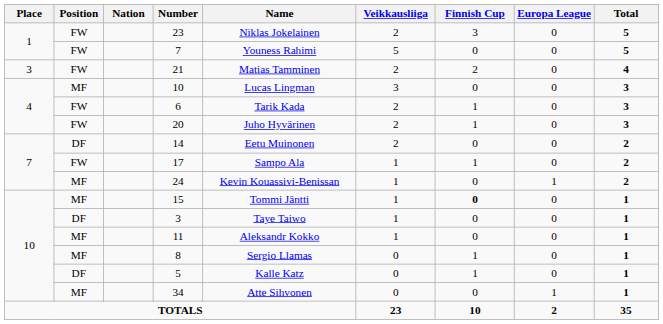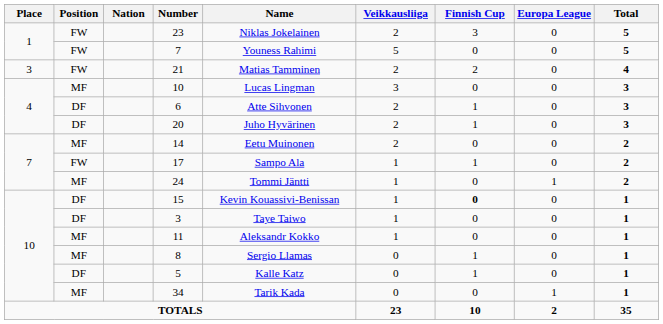(79, 106) FW -> (79, 106) DF
(279, 106) Tarik Kada -> (279, 106) Atte Sihvonen
(79, 125) FW -> (79, 125) DF
(79, 143) DF -> (79, 143) MF
(279, 180) Kevin Kouassivi-Benissan -> (279, 180) Tommi Jäntti
(79, 199) MF -> (79, 199) DF
(279, 199) Tommi Jäntti -> (279, 199) Kevin Kouassivi-Benissan
(279, 292) Atte Sihvonen -> (279, 292) Tarik Kada
